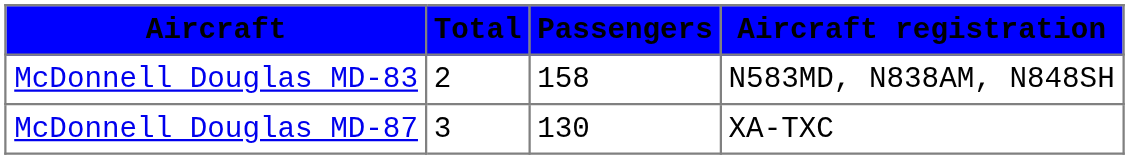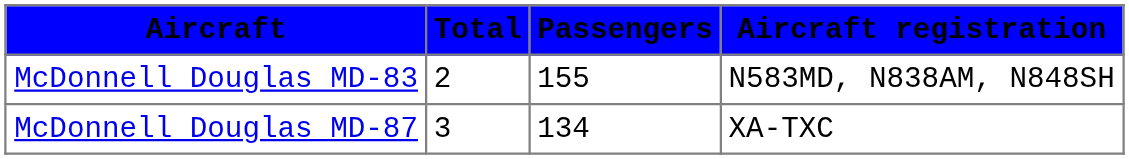(564, 79) 158 -> (564, 79) 155
(564, 129) 130 -> (564, 129) 134
